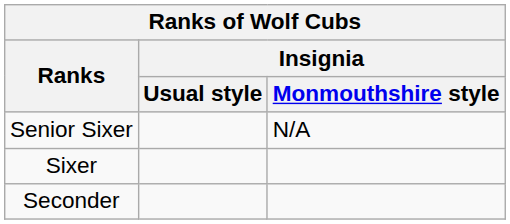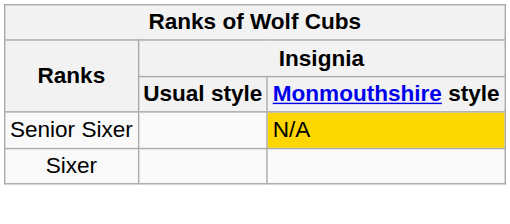(292, 129) no background -> (292, 129) gold background
- row: (71, 201)
